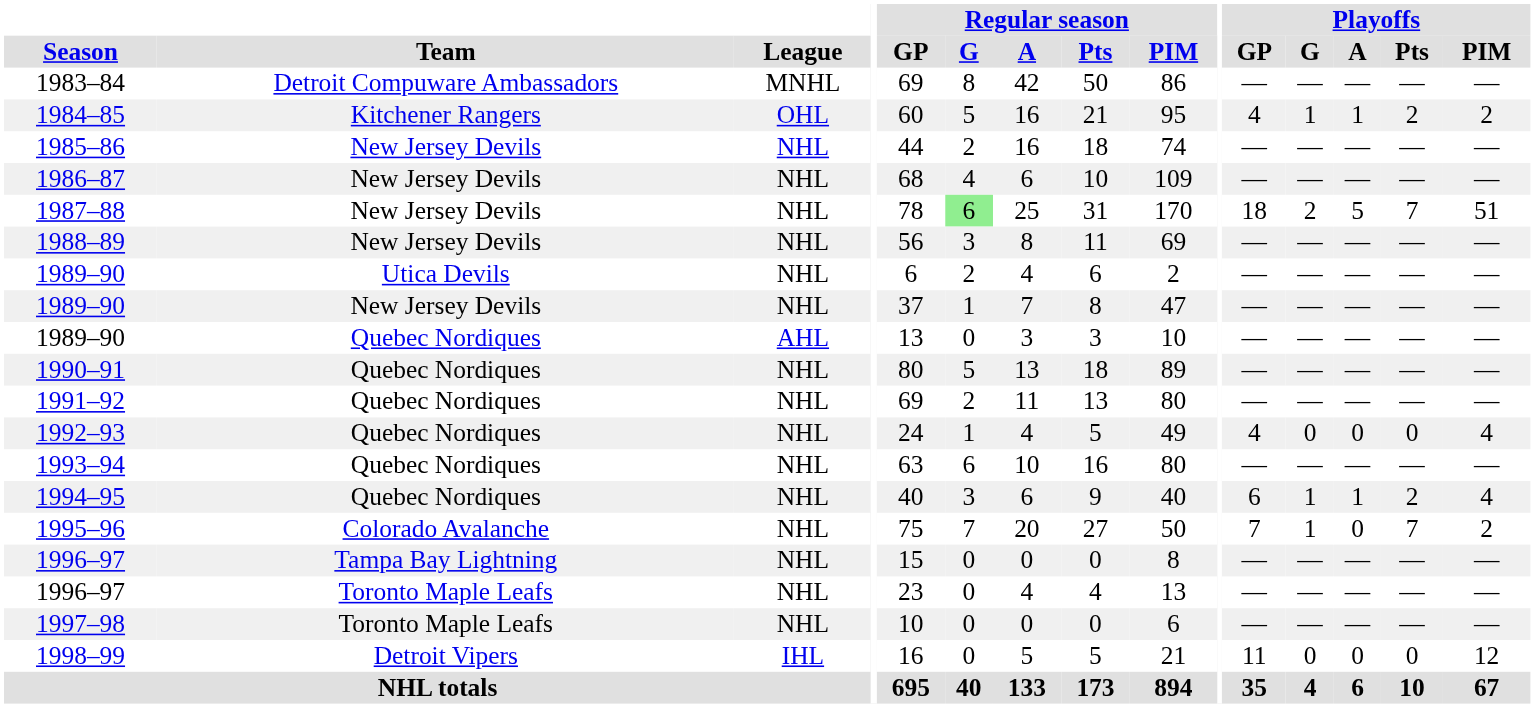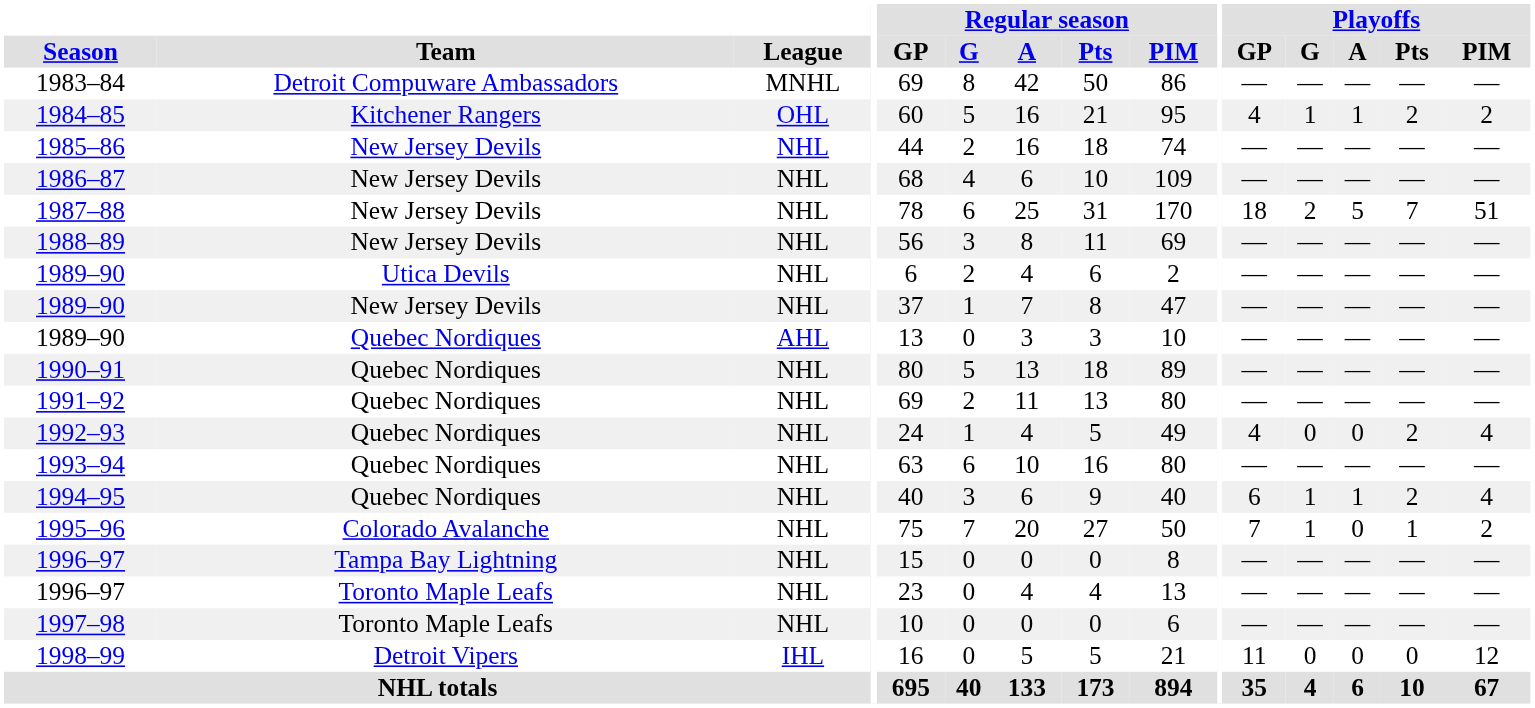(969, 210) lightgreen background -> (969, 210) no background
(1412, 433) 0 -> (1412, 433) 2
(1412, 528) 7 -> (1412, 528) 1
